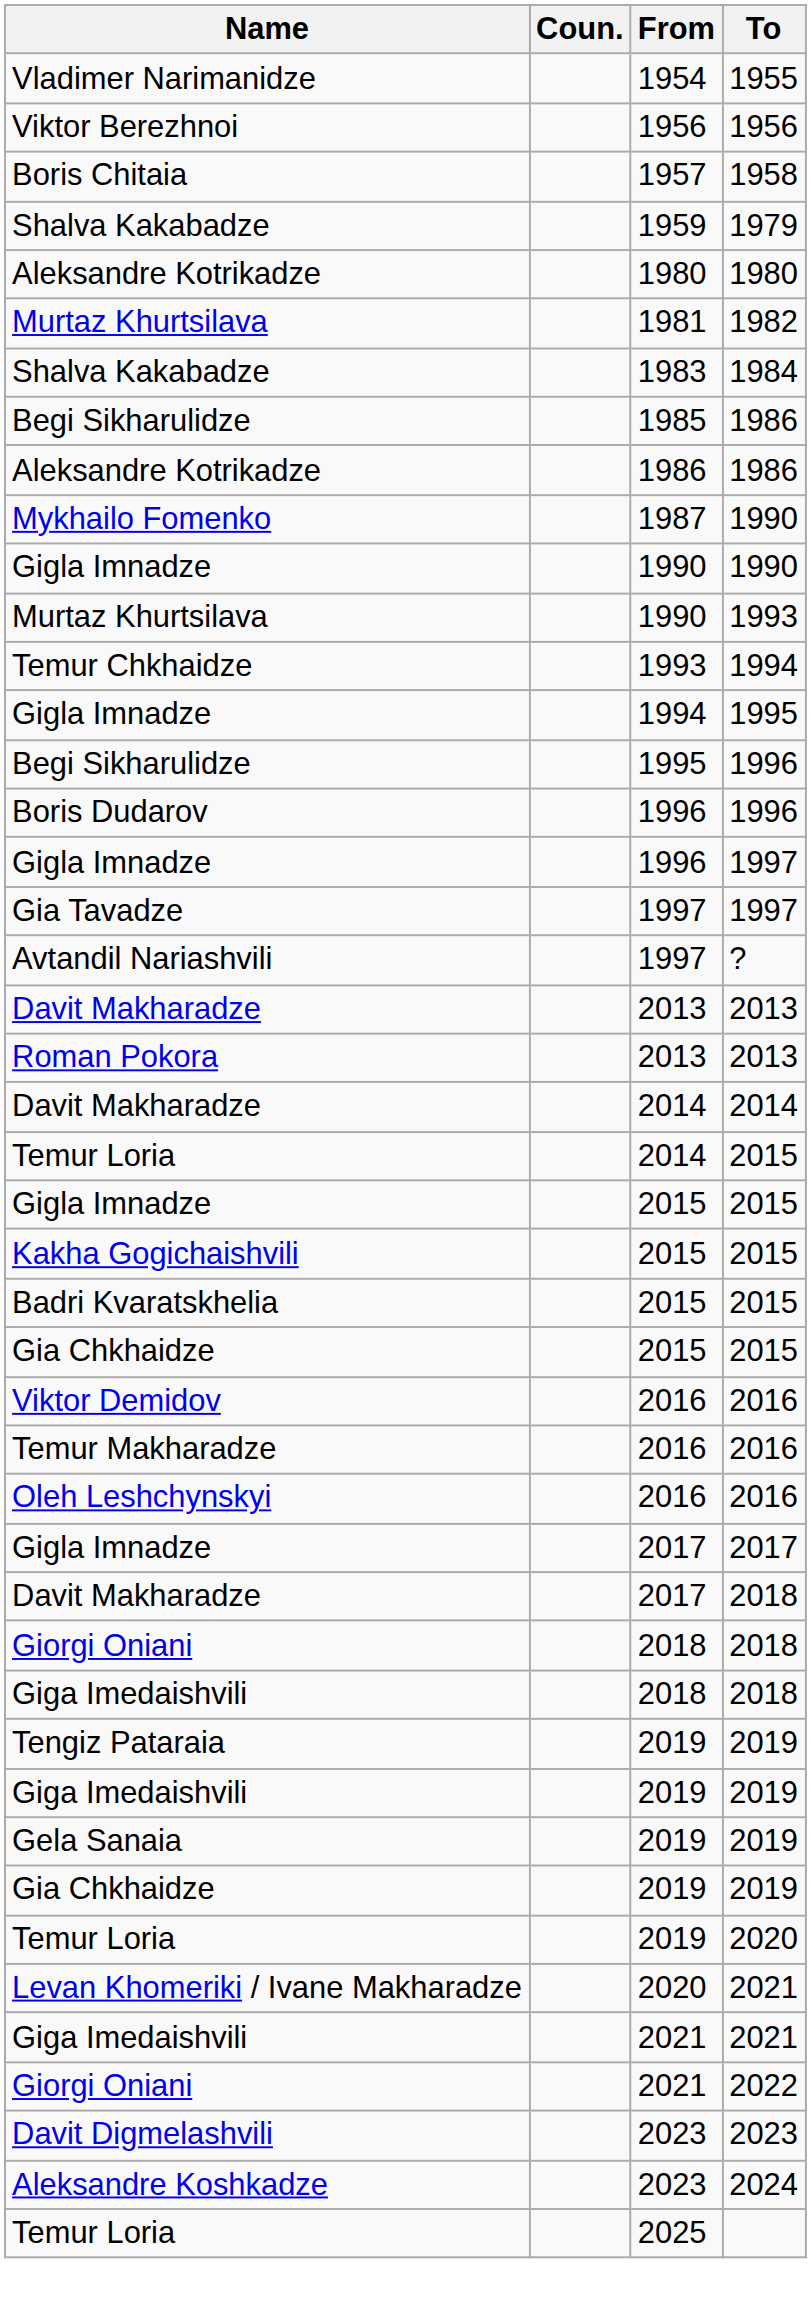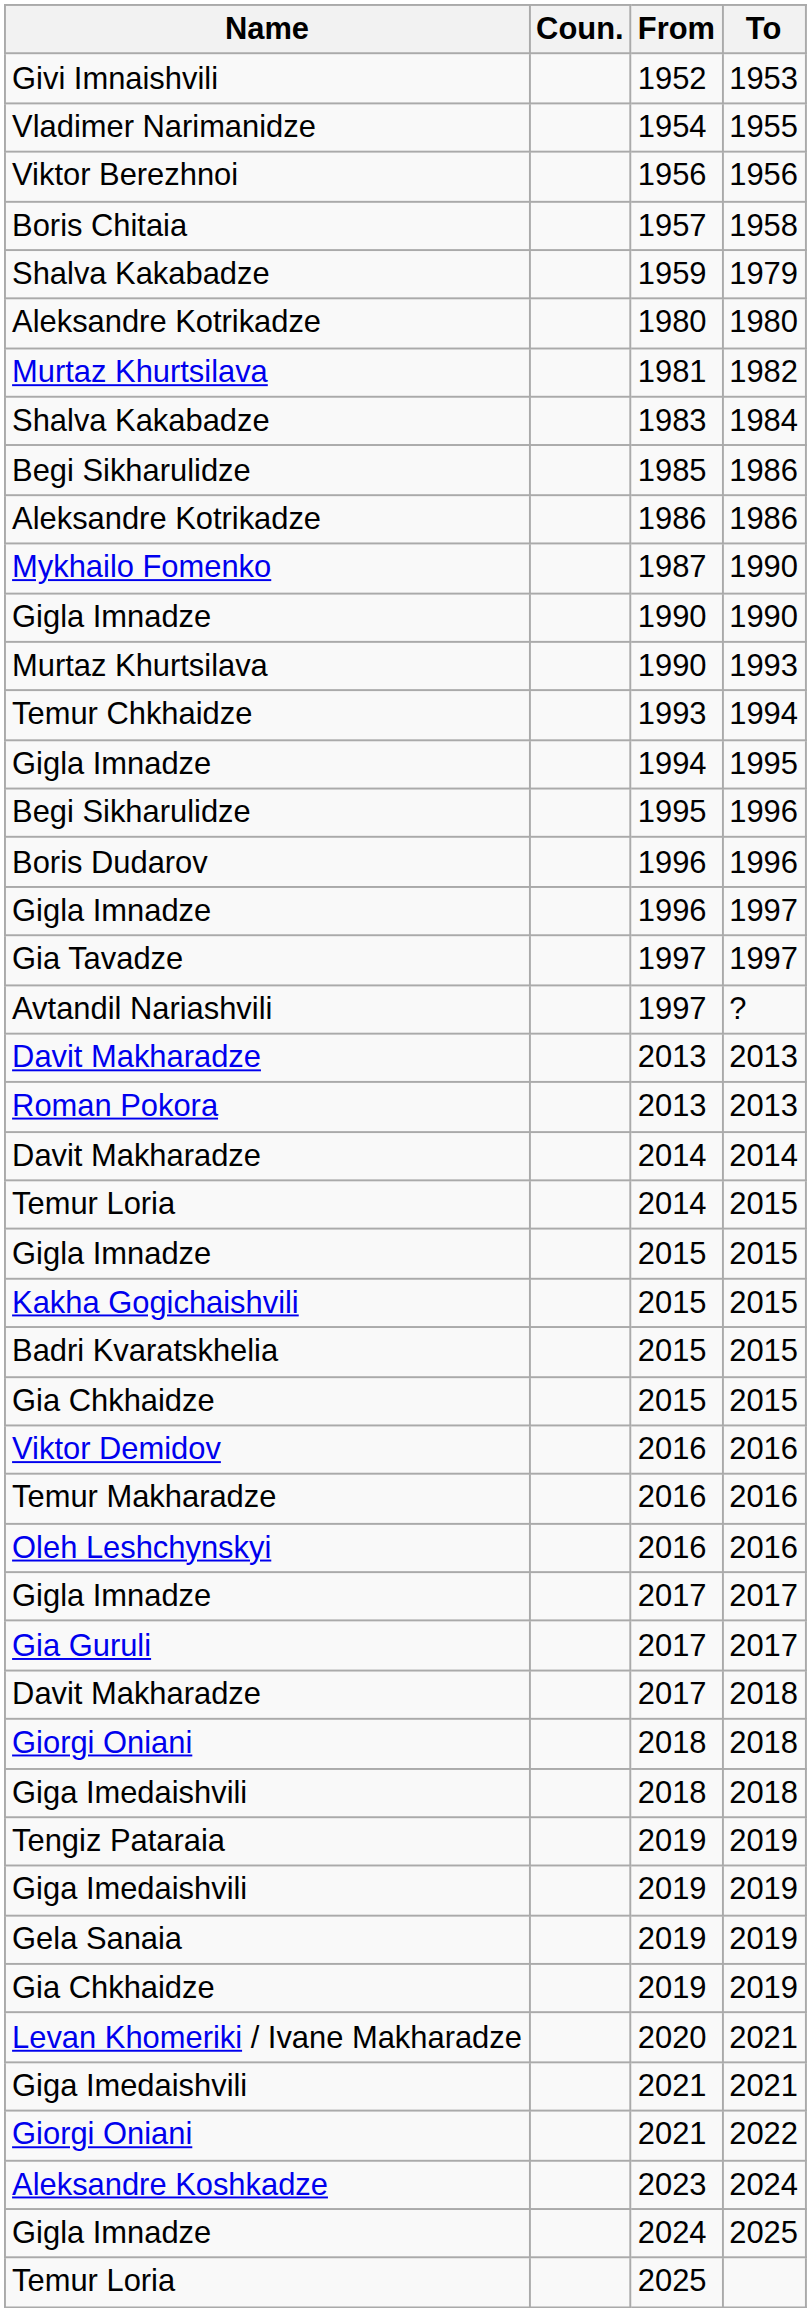+ row: (115, 77)
+ row: (82, 1645)
- row: (94, 1938)
- row: (143, 2134)
+ row: (112, 2232)
